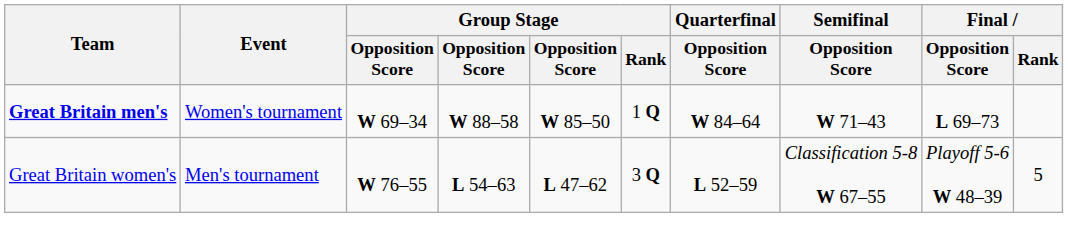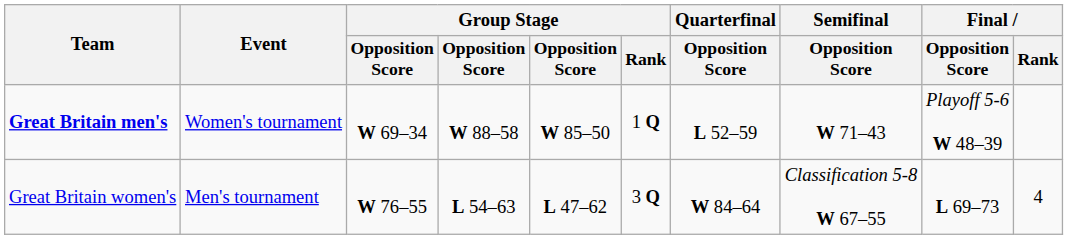(725, 122) W 84–64 -> (725, 133) L 52–59
(967, 122) L 69–73 -> (967, 122) Playoff 5-6 W 48–39
(725, 185) L 52–59 -> (725, 207) W 84–64
(967, 174) Playoff 5-6 W 48–39 -> (967, 207) L 69–73
(1038, 174) 5 -> (1038, 196) 4
